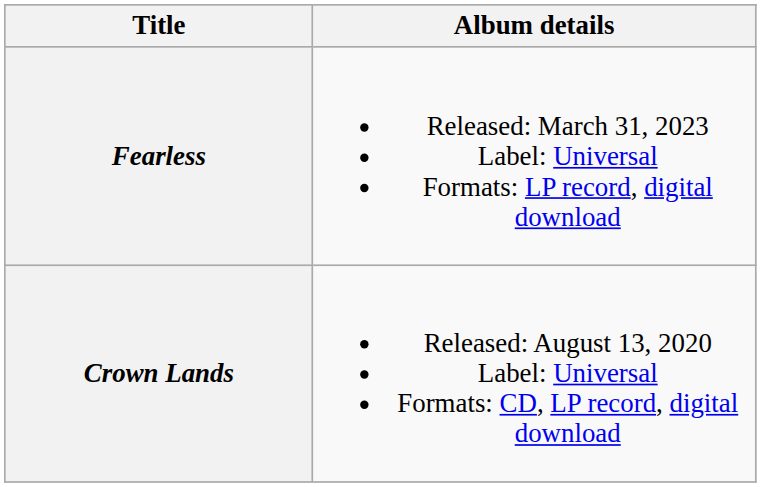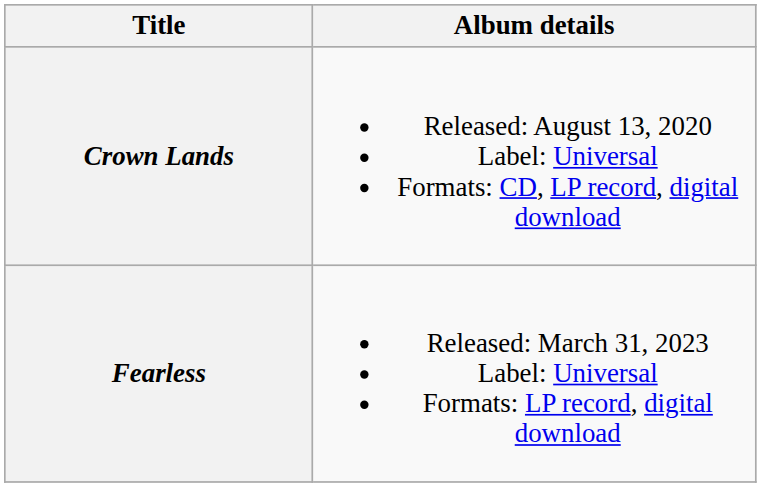rows swapped: (159, 373) <-> (159, 155)
